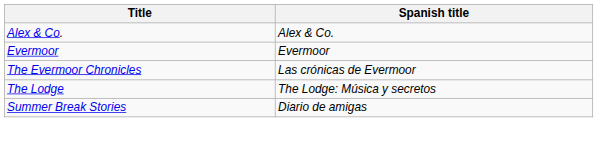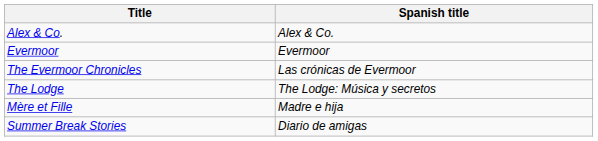+ row: (40, 107)
